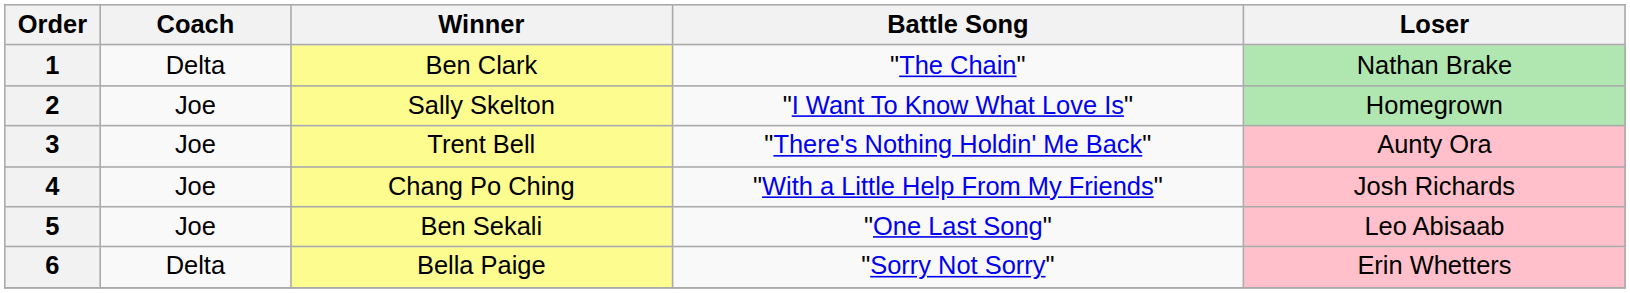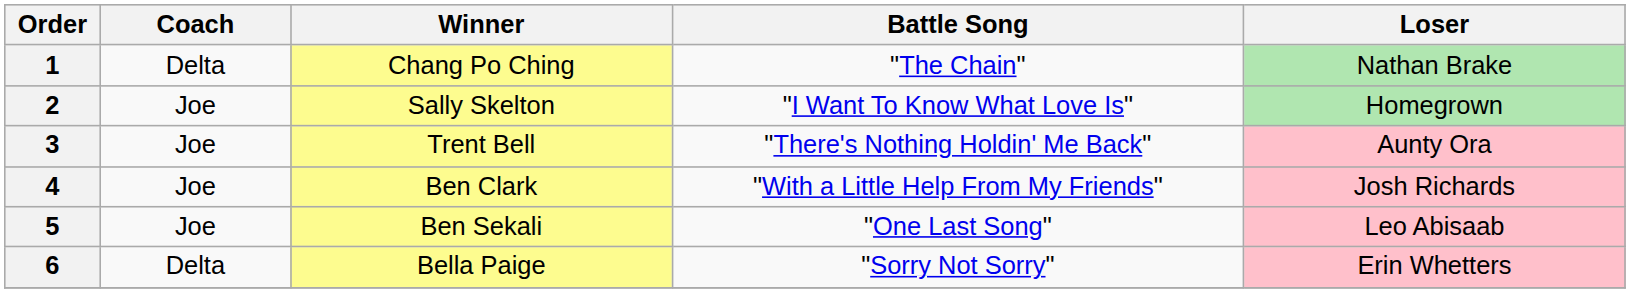(481, 65) Ben Clark -> (481, 65) Chang Po Ching
(481, 186) Chang Po Ching -> (481, 186) Ben Clark
